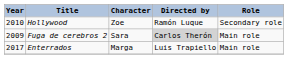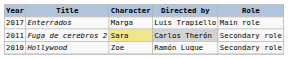rows swapped: (47, 23) <-> (50, 47)
(15, 35) 2009 -> (15, 35) 2011
(120, 35) no background -> (120, 35) khaki background
(240, 35) Main role -> (251, 35) Secondary role
